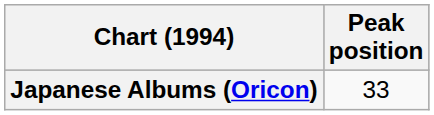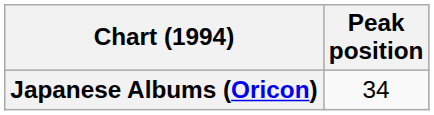(376, 89) 33 -> (376, 89) 34
